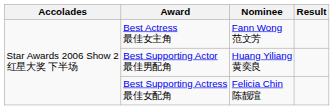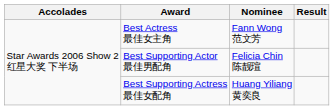(262, 61) Huang Yiliang 黄奕良 -> (257, 61) Felicia Chin 陈靓瑄
(257, 90) Felicia Chin 陈靓瑄 -> (262, 90) Huang Yiliang 黄奕良
